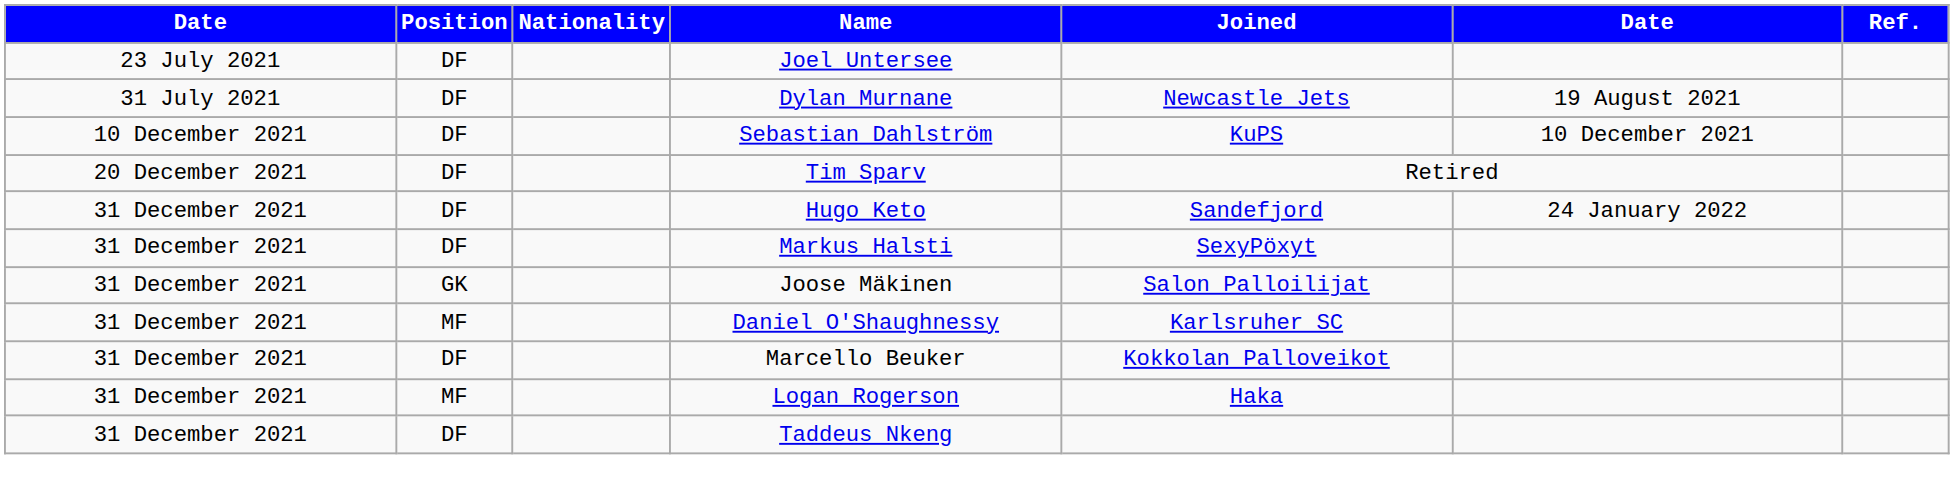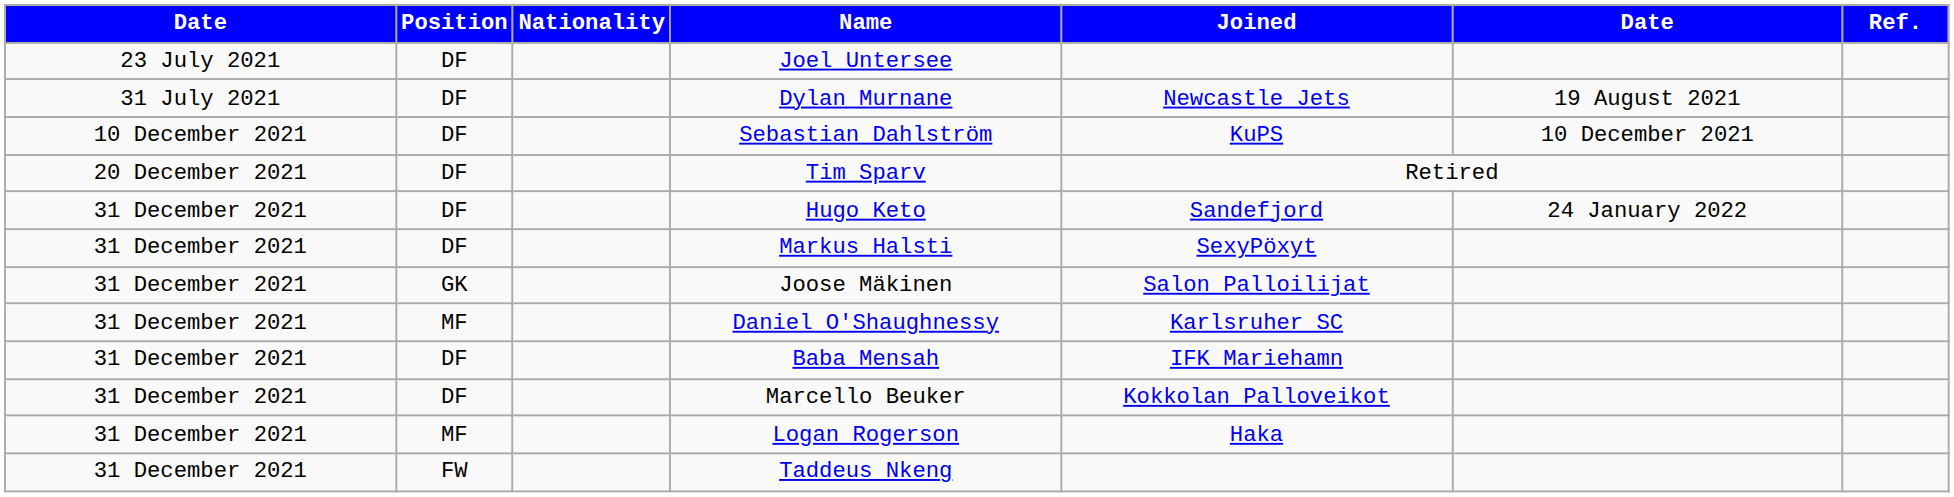+ row: (866, 359)
(454, 434) DF -> (454, 471) FW
